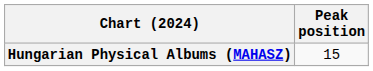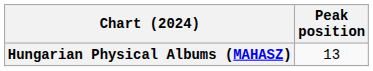(332, 55) 15 -> (332, 55) 13
